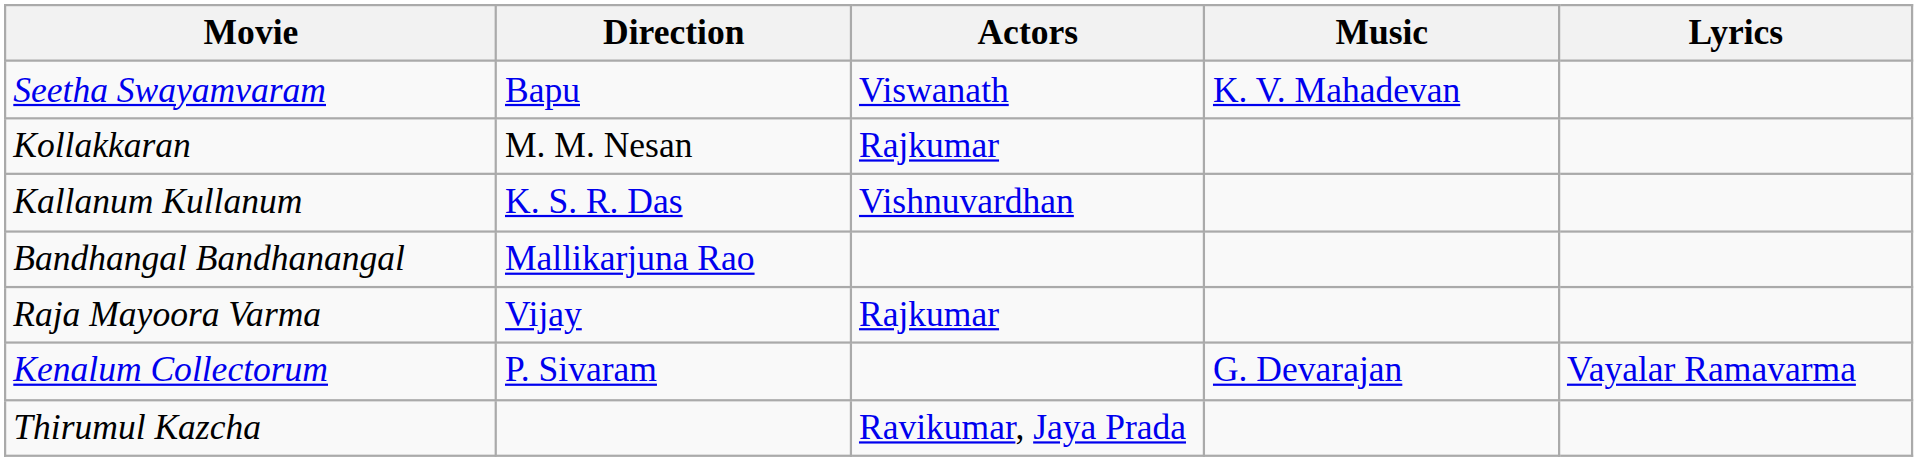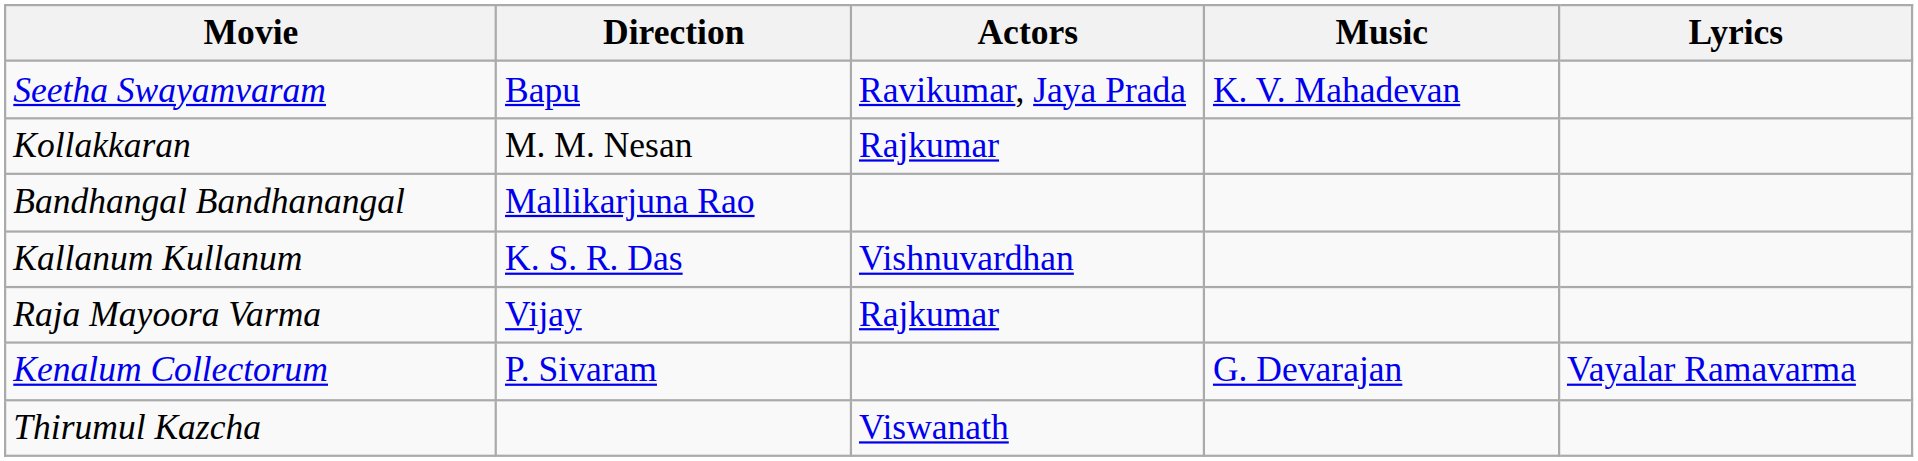(934, 88) Viswanath -> (1022, 88) Ravikumar, Jaya Prada
rows swapped: (209, 257) <-> (158, 201)
(1022, 426) Ravikumar, Jaya Prada -> (934, 426) Viswanath
